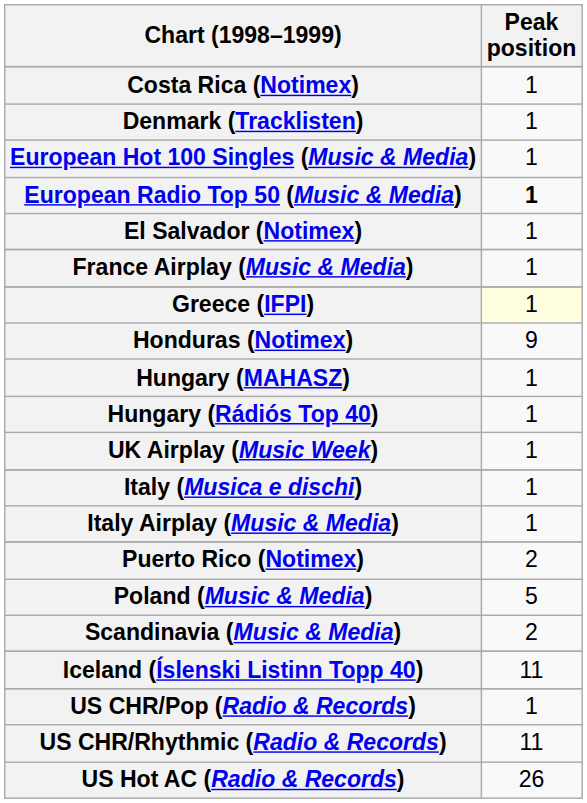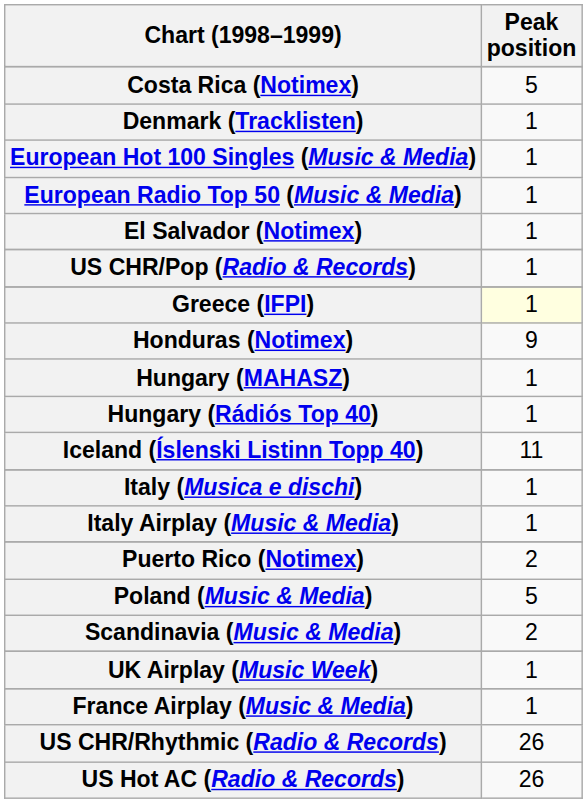(531, 85) 1 -> (531, 85) 5
(531, 194) bold -> (531, 194) normal
rows swapped: (243, 267) <-> (243, 706)
rows swapped: (243, 669) <-> (243, 450)
(531, 742) 11 -> (531, 742) 26
